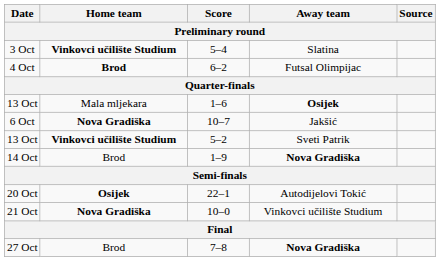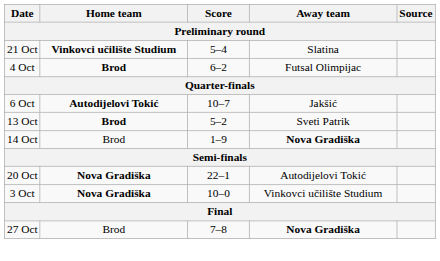(22, 49) 3 Oct -> (22, 49) 21 Oct
- row: (218, 103)
(114, 121) Nova Gradiška -> (114, 103) Autodijelovi Tokić
(114, 139) Vinkovci učilište Studium -> (114, 121) Brod
(114, 193) Osijek -> (114, 175) Nova Gradiška
(22, 211) 21 Oct -> (22, 193) 3 Oct
